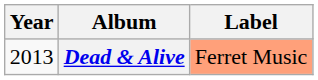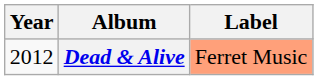(32, 56) 2013 -> (32, 56) 2012
